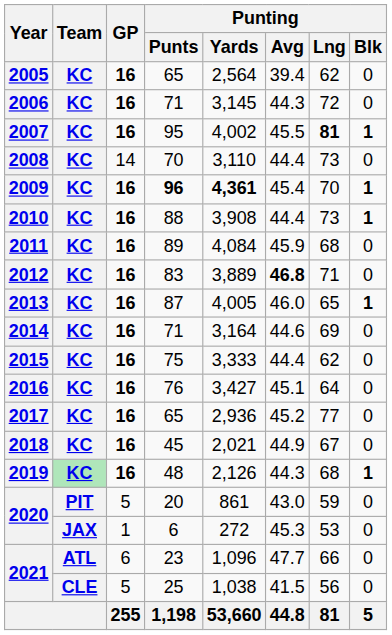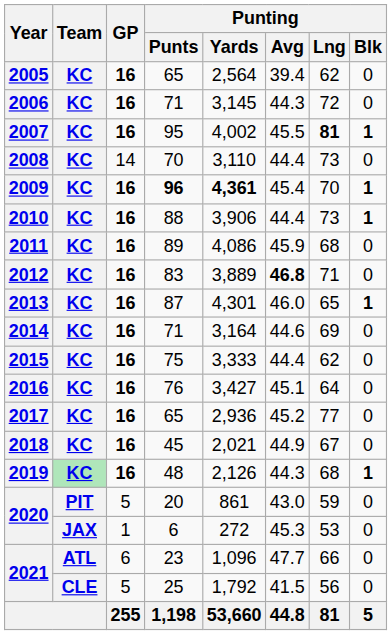(234, 217) 3,908 -> (234, 217) 3,906
(234, 246) 4,084 -> (234, 246) 4,086
(234, 302) 4,005 -> (234, 302) 4,301
(234, 587) 1,038 -> (234, 587) 1,792
